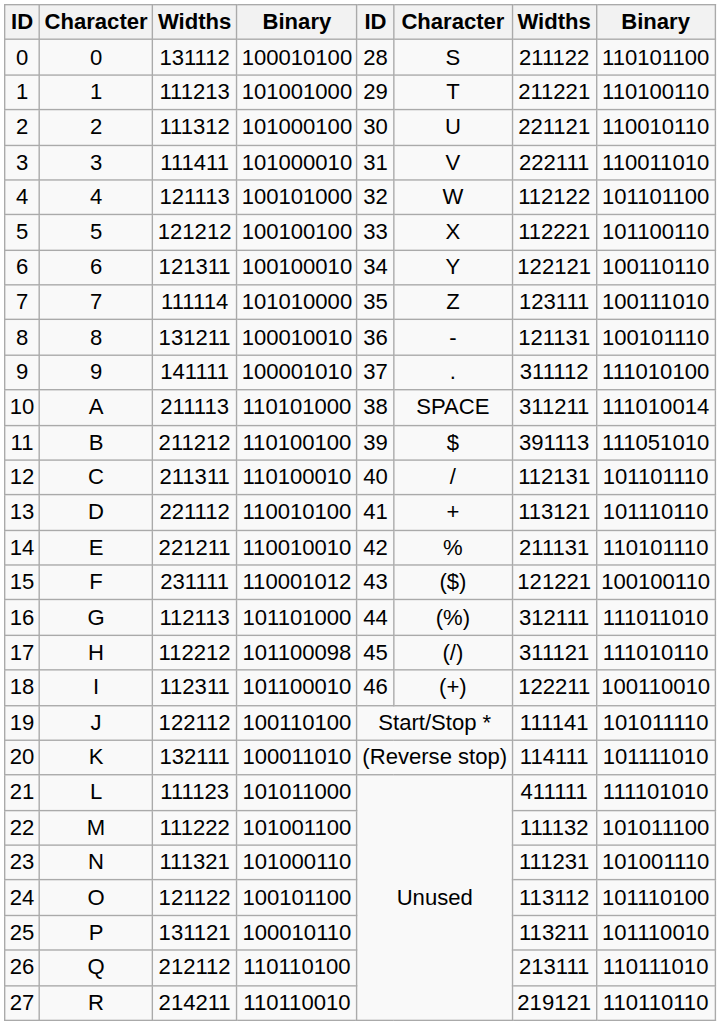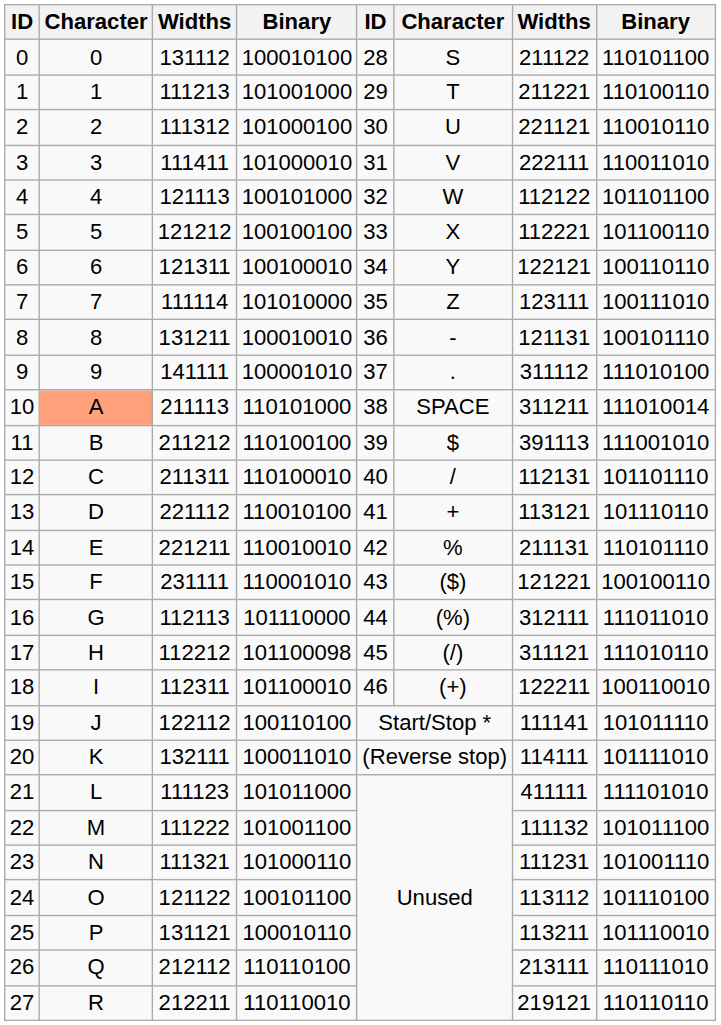(96, 407) no background -> (96, 407) lightsalmon background
(656, 442) 111051010 -> (656, 442) 111001010
(297, 582) 110001012 -> (297, 582) 110001010
(297, 617) 101101000 -> (297, 617) 101110000
(195, 1002) 214211 -> (195, 1002) 212211
